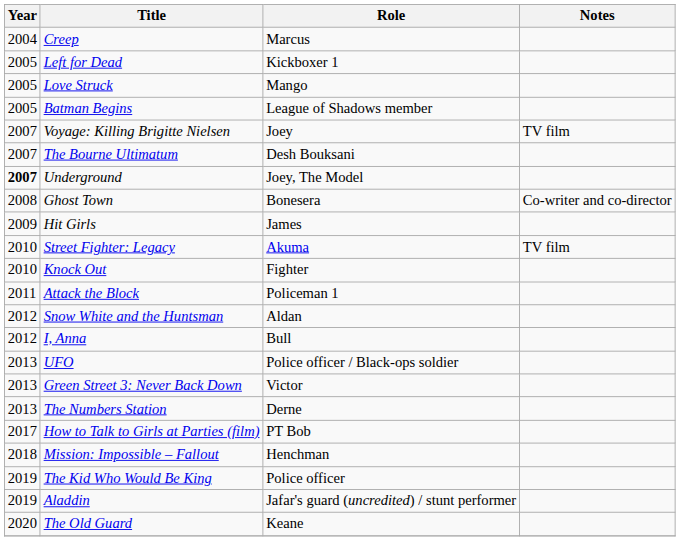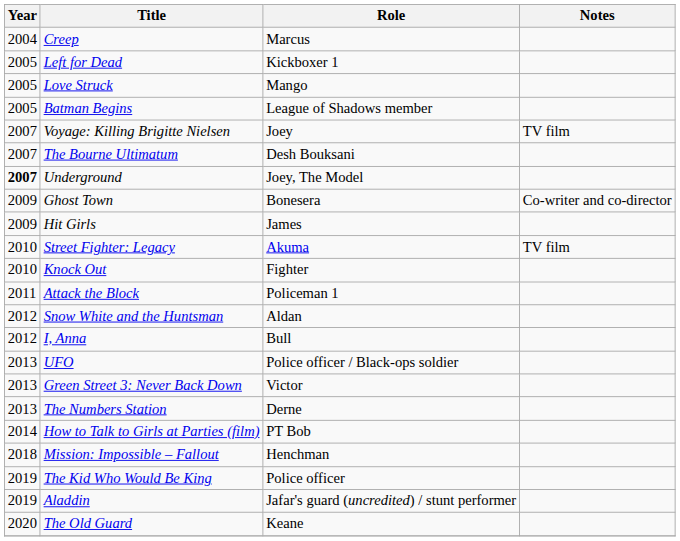(22, 200) 2008 -> (22, 200) 2009
(22, 431) 2017 -> (22, 431) 2014
